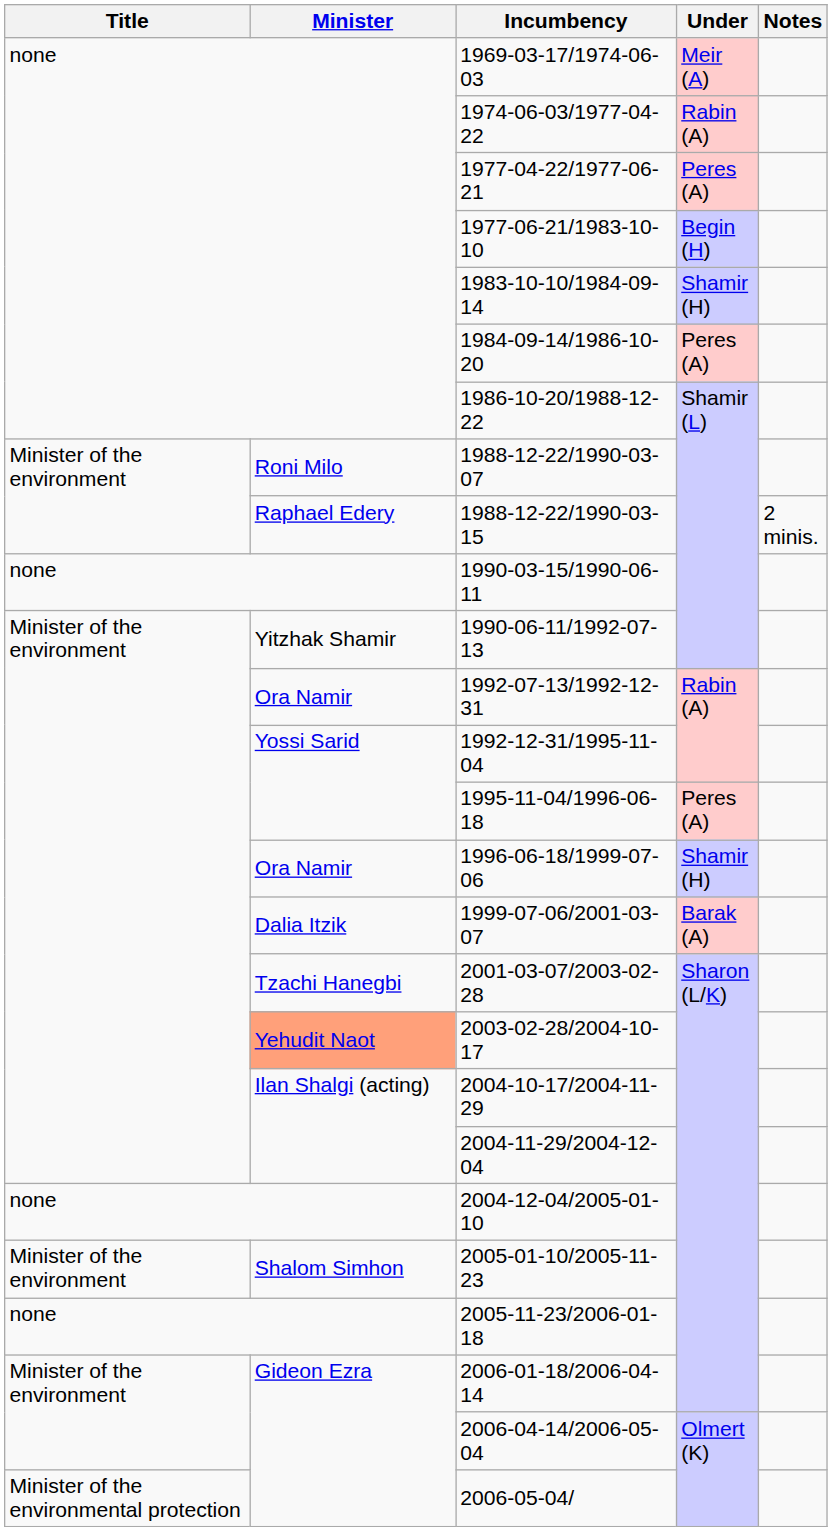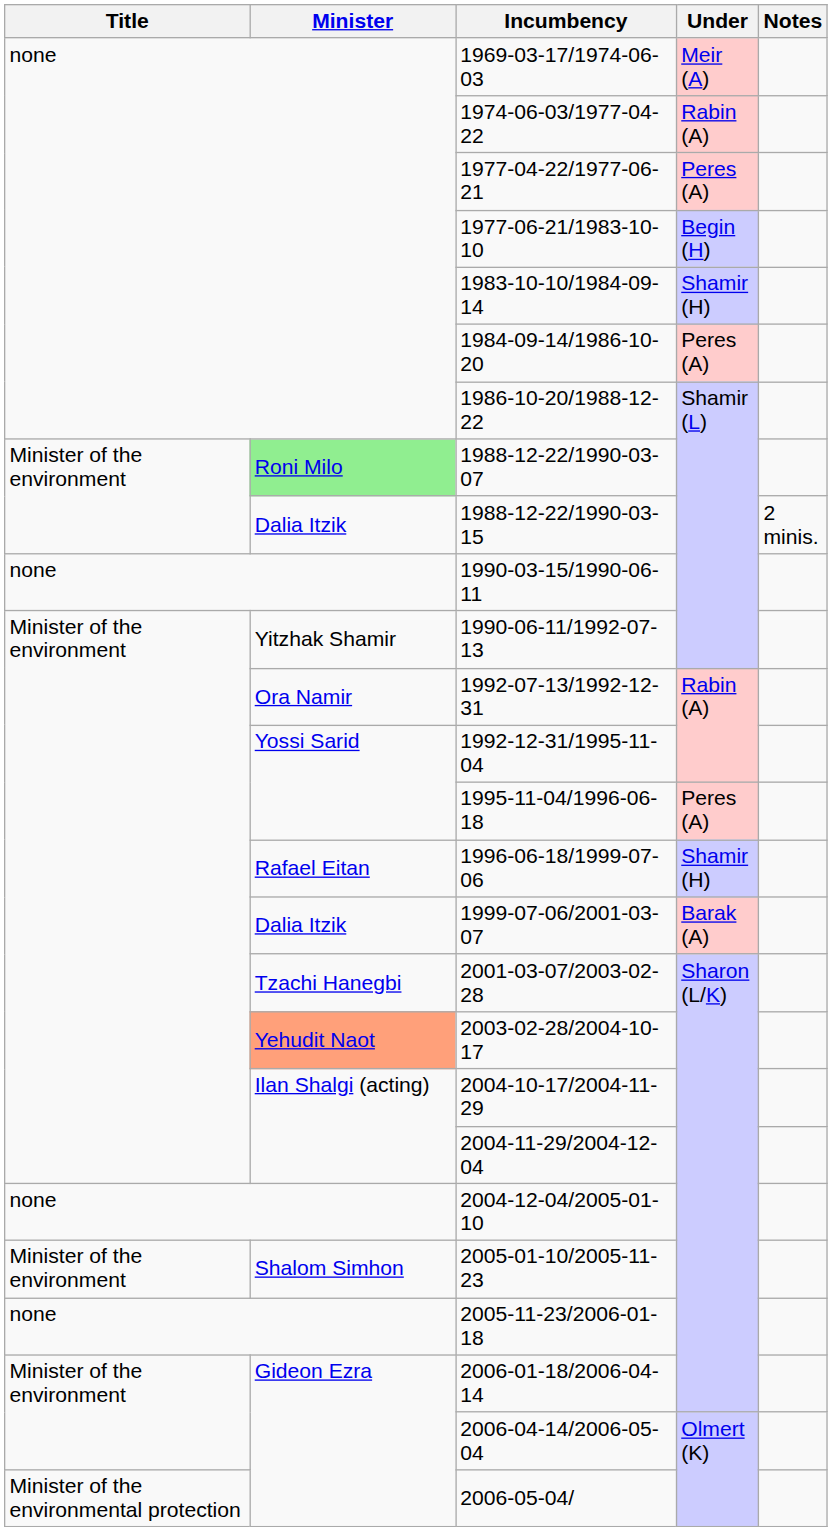(299, 467) no background -> (299, 467) lightgreen background
(325, 512) Raphael Edery -> (300, 524) Dalia Itzik
(303, 868) Ora Namir -> (312, 868) Rafael Eitan
